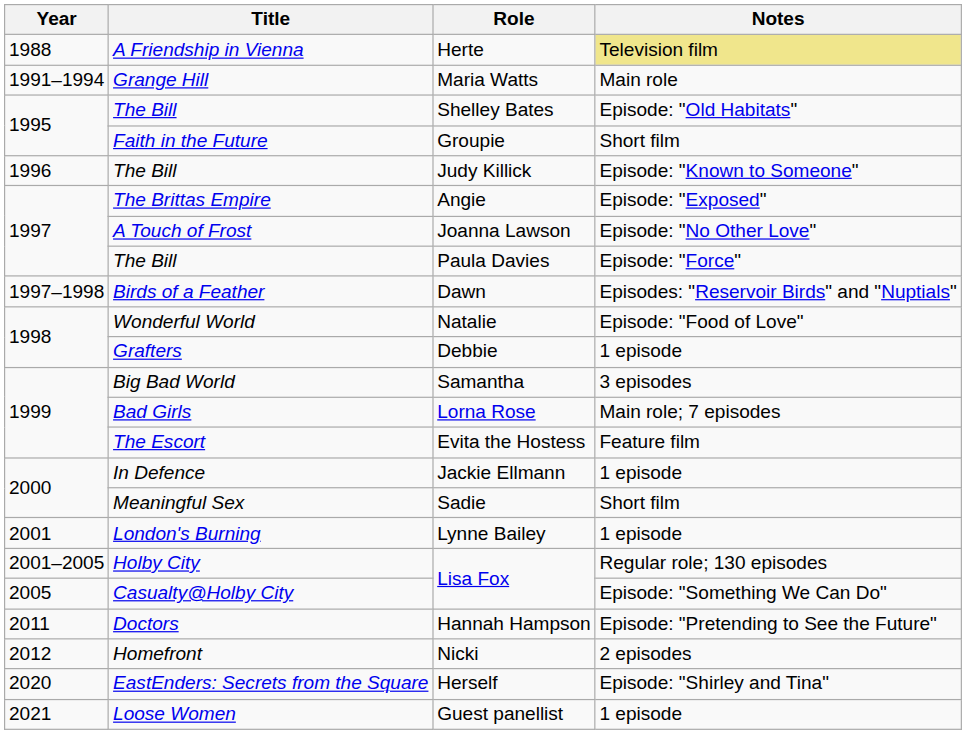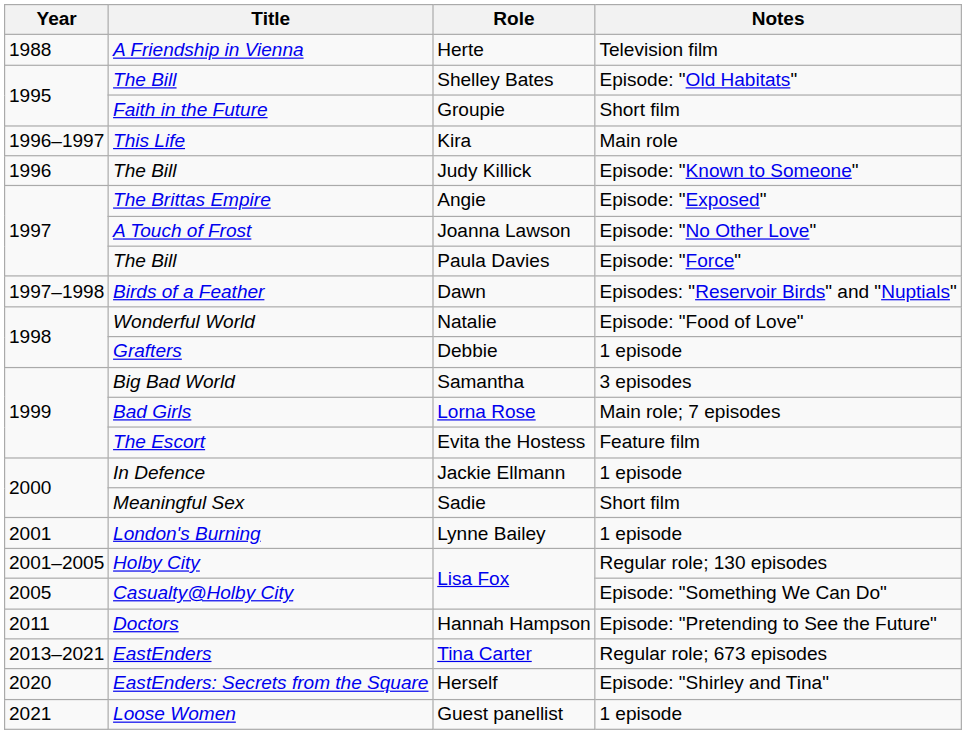(659, 49) khaki background -> (659, 49) no background
- row: (161, 79)
+ row: (149, 140)
- row: (158, 653)
+ row: (162, 653)
